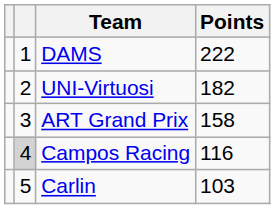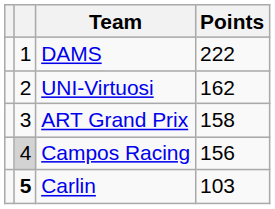(218, 87) 182 -> (218, 87) 162
(217, 153) 116 -> (218, 153) 156
(25, 186) normal -> (25, 186) bold
